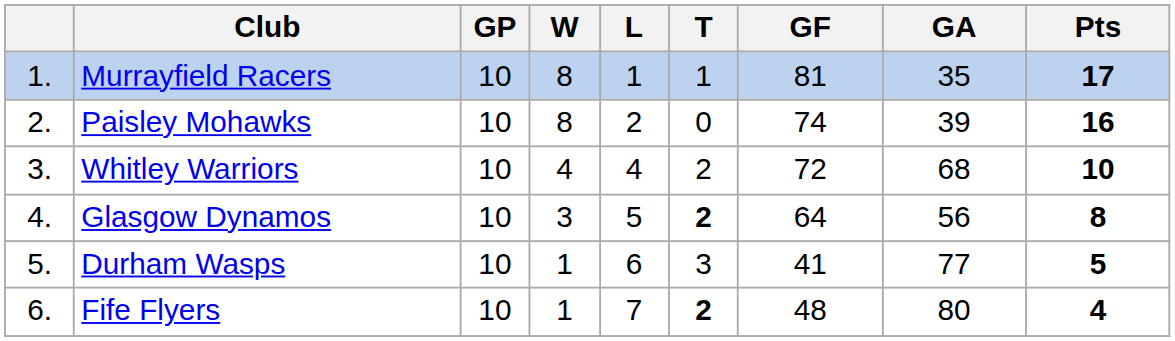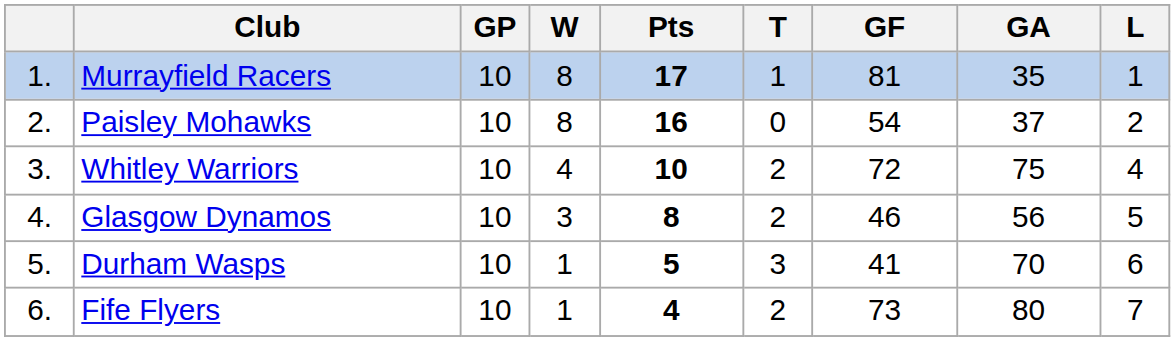columns swapped: (634, 28) <-> (1098, 28)
(810, 122) 74 -> (885, 122) 54
(954, 122) 39 -> (1028, 122) 37
(954, 169) 68 -> (1028, 169) 75
(703, 216) bold -> (778, 216) normal
(810, 216) 64 -> (885, 216) 46
(954, 264) 77 -> (1028, 264) 70
(703, 311) bold -> (778, 311) normal
(810, 311) 48 -> (885, 311) 73
